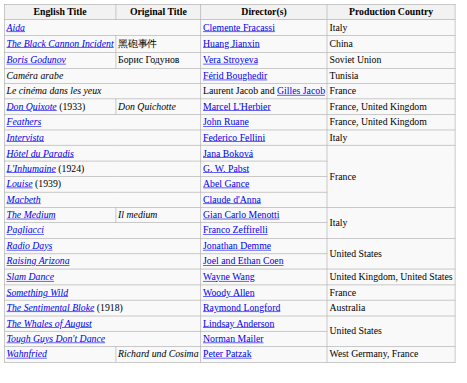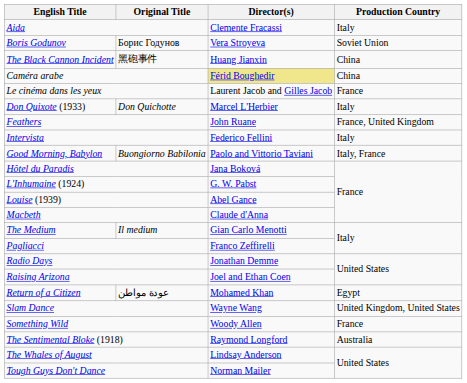rows swapped: (60, 44) <-> (36, 60)
(235, 75) no background -> (242, 75) khaki background
(344, 75) Tunisia -> (348, 75) China
(378, 106) France, United Kingdom -> (346, 106) Italy
+ row: (54, 153)
+ row: (44, 292)
- row: (27, 354)
